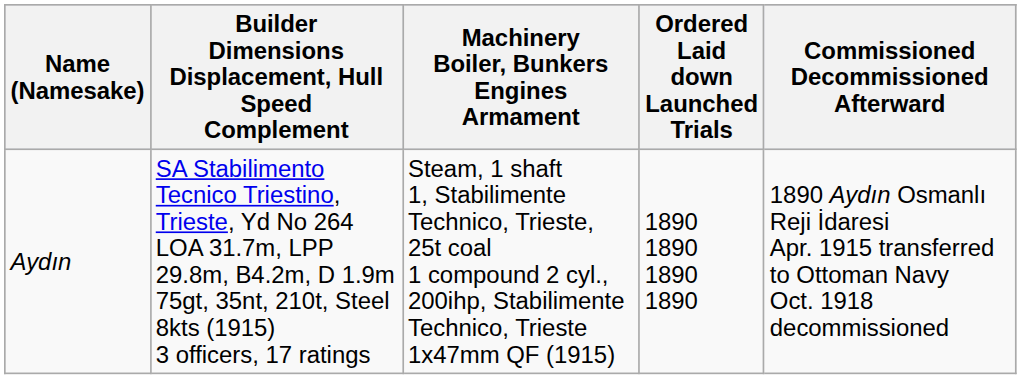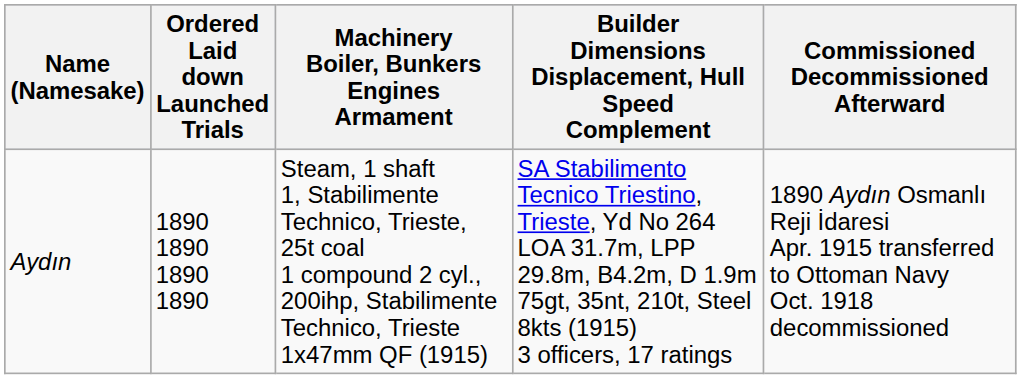columns swapped: (276, 77) <-> (702, 77)
